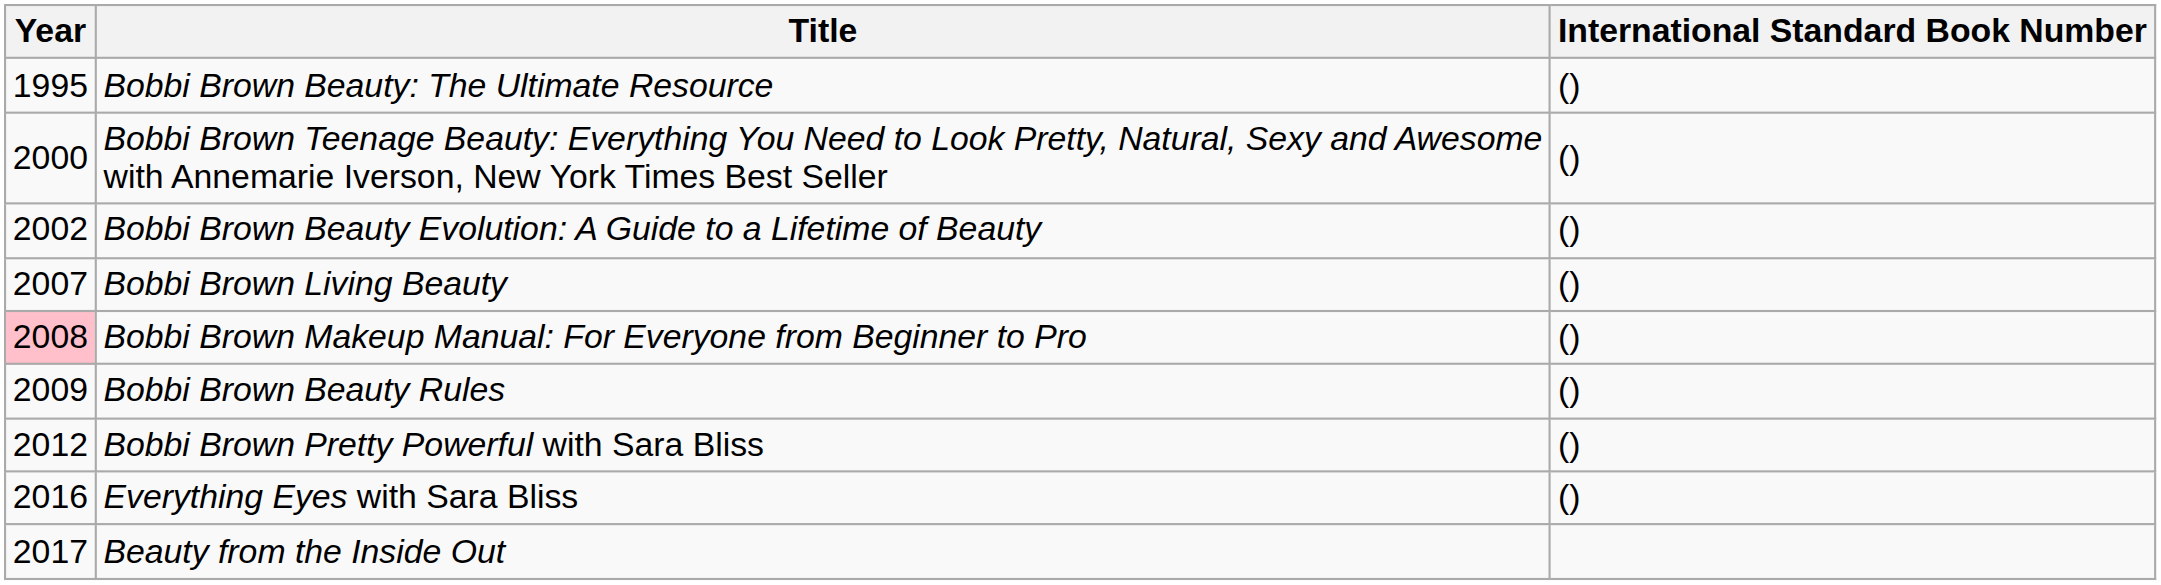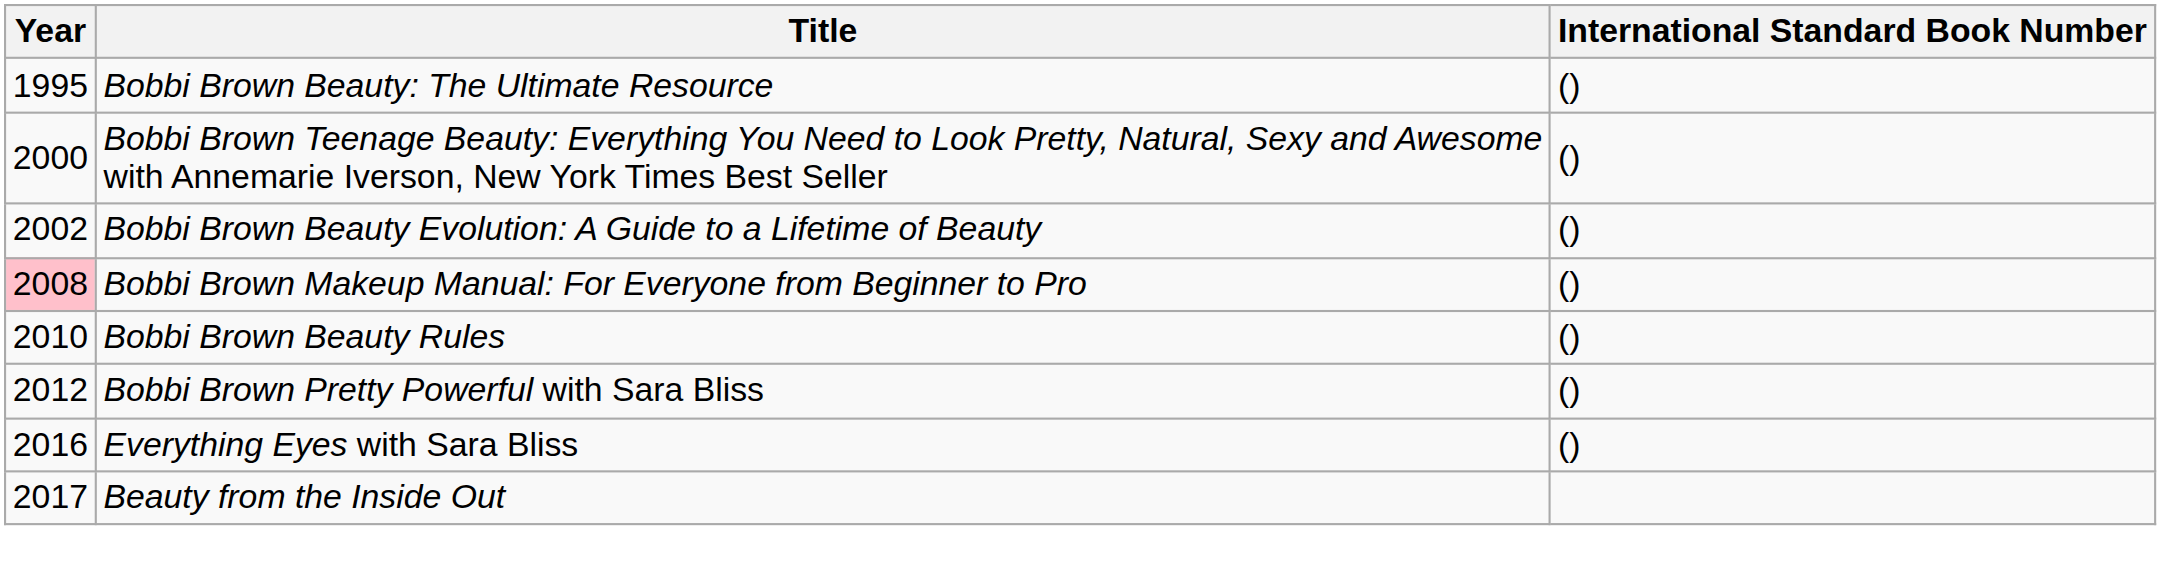- row: (305, 283)
(50, 390) 2009 -> (50, 336) 2010
